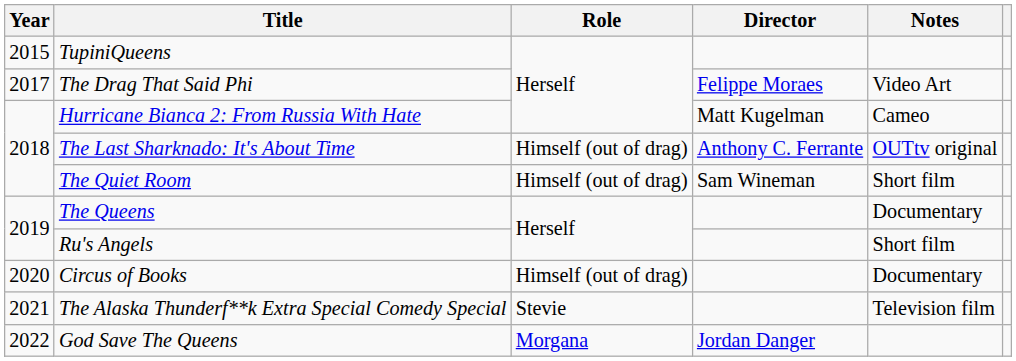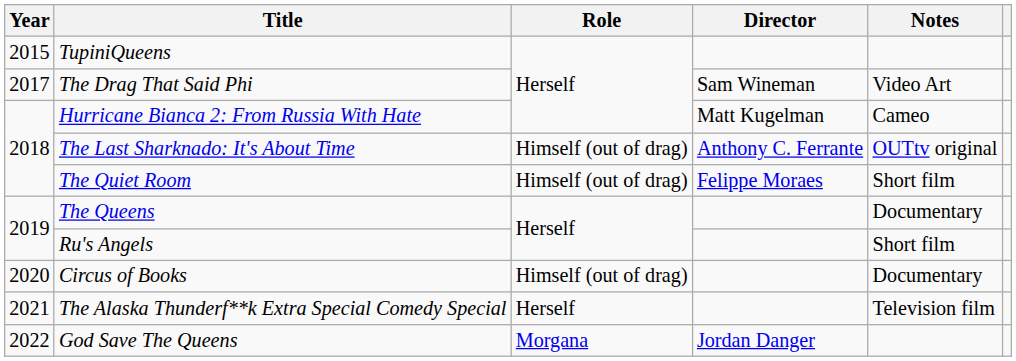(760, 84) Felippe Moraes -> (756, 84) Sam Wineman
(756, 180) Sam Wineman -> (760, 180) Felippe Moraes
(541, 308) Stevie -> (545, 308) Herself
